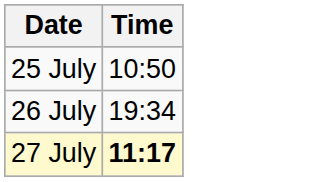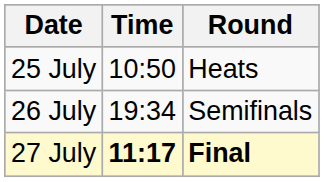+ column: (250, 25)
